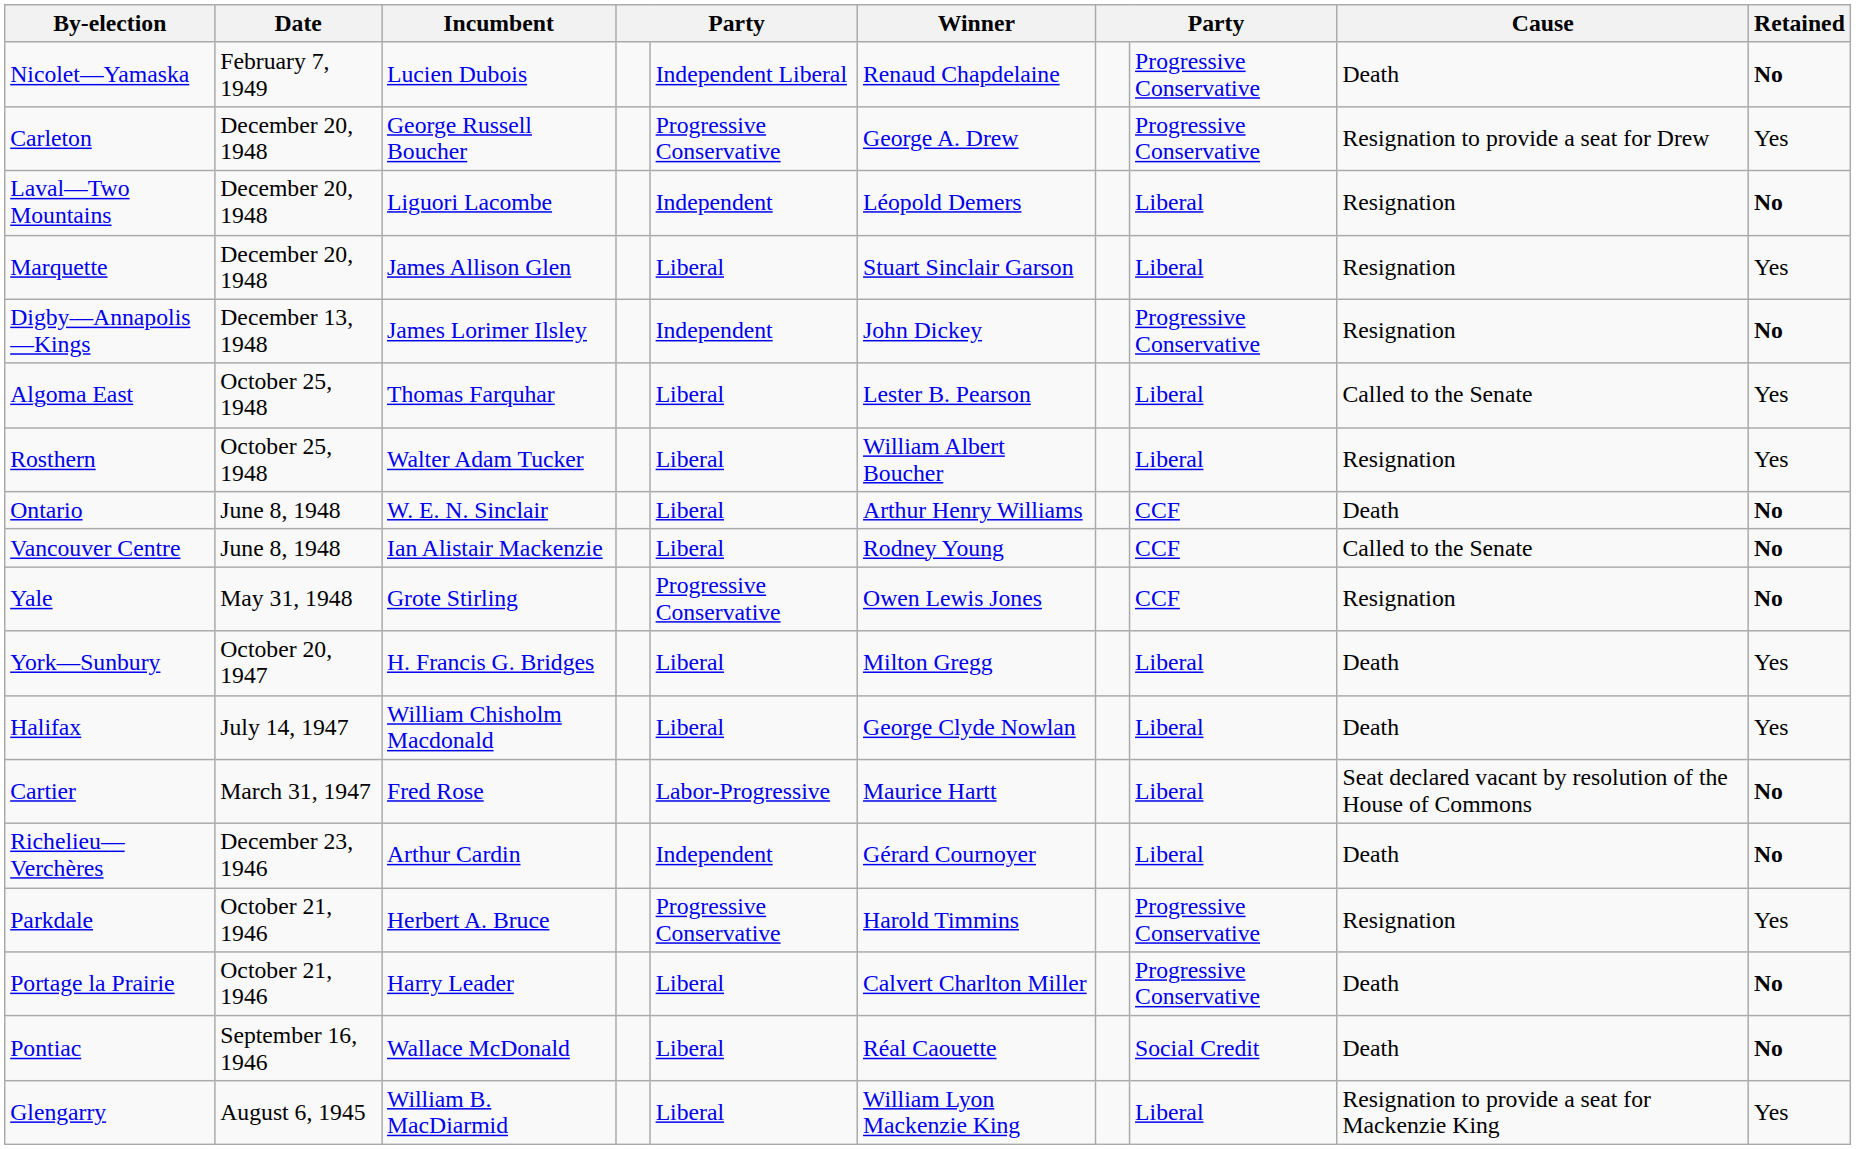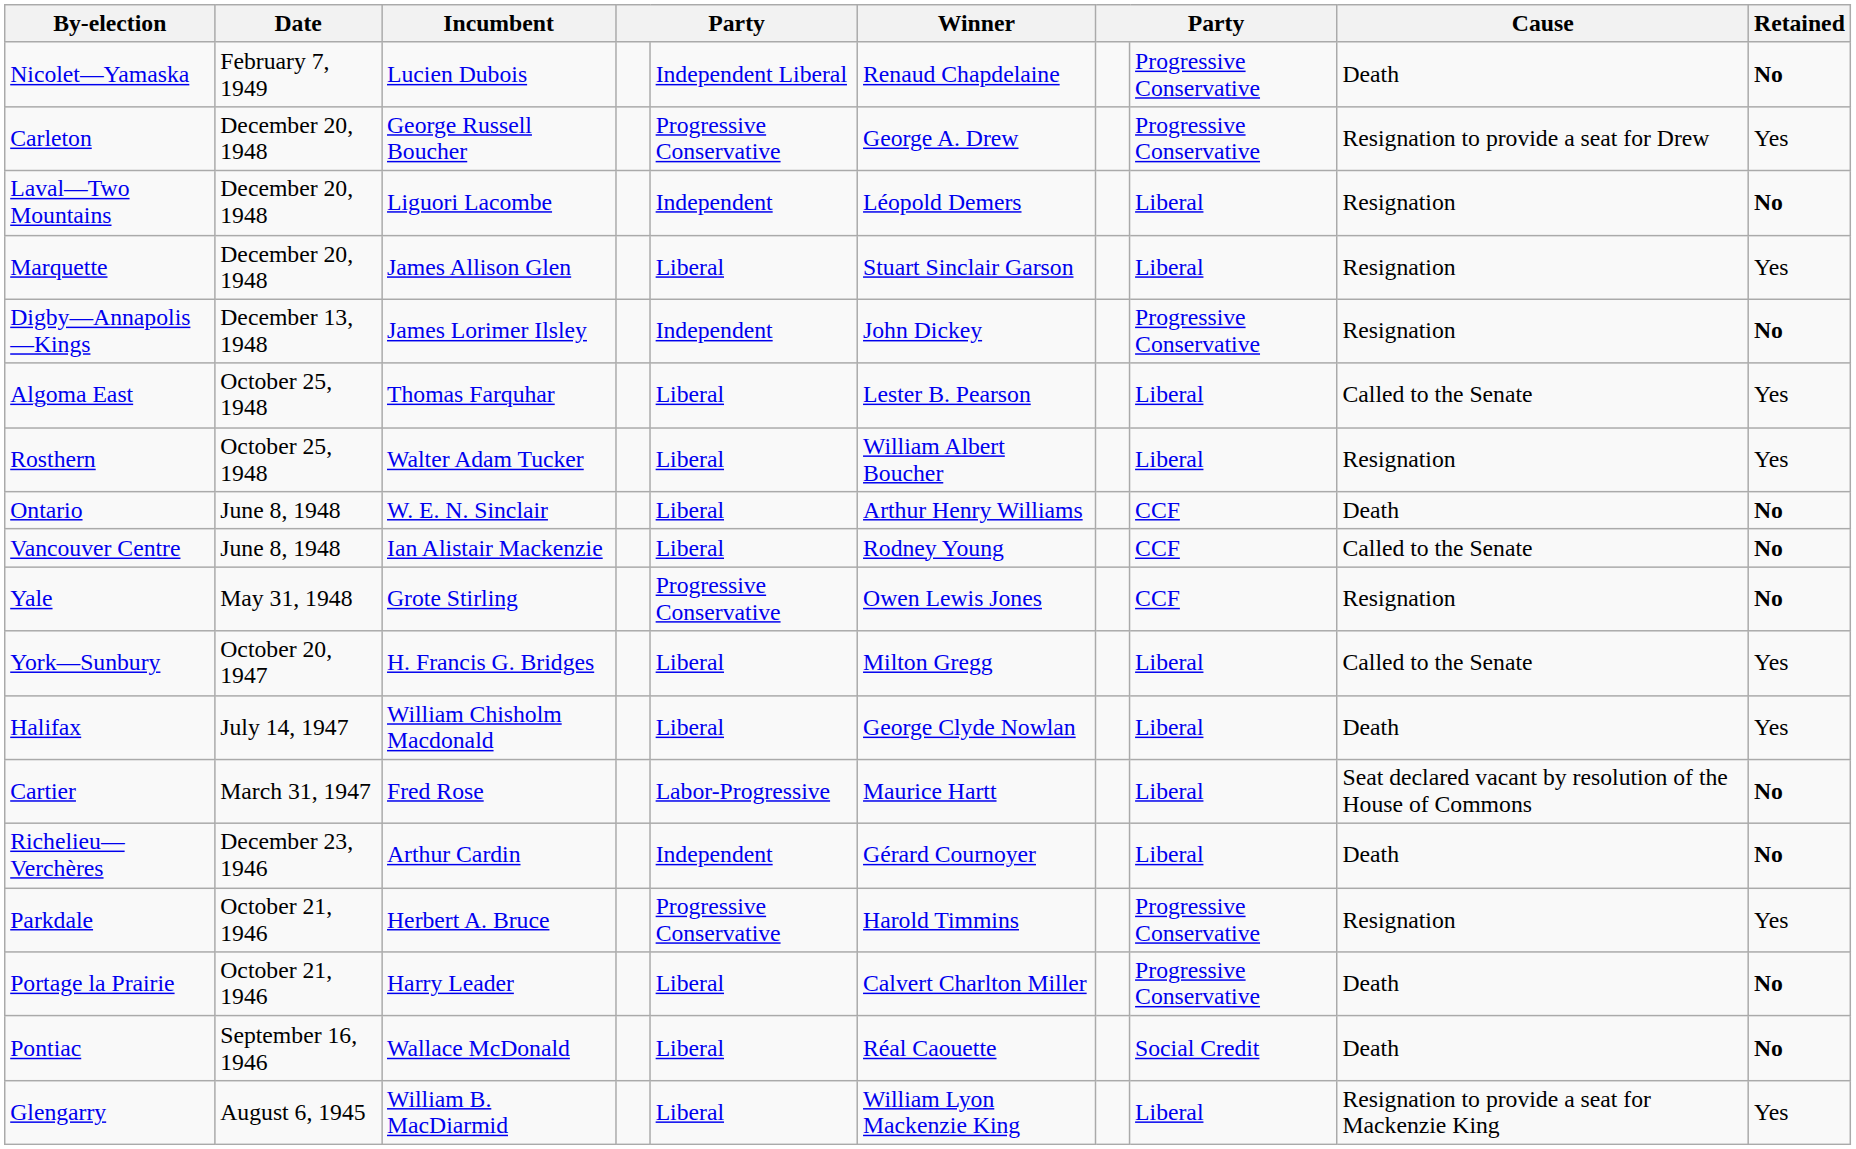(1371, 662) Death -> (1438, 662) Called to the Senate
